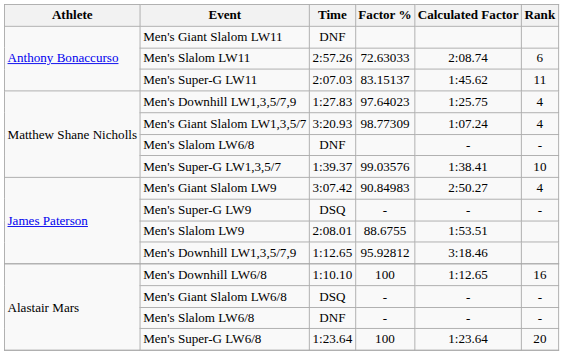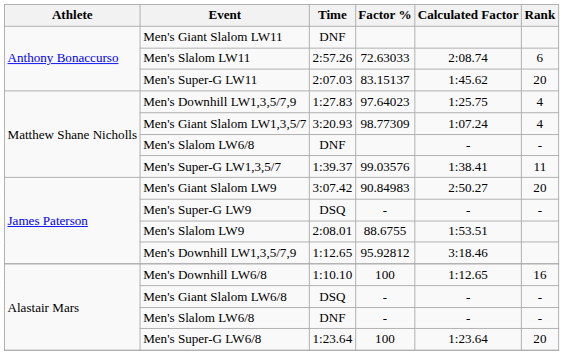(540, 80) 11 -> (540, 80) 20
(540, 166) 10 -> (540, 166) 11
(540, 188) 4 -> (540, 188) 20
